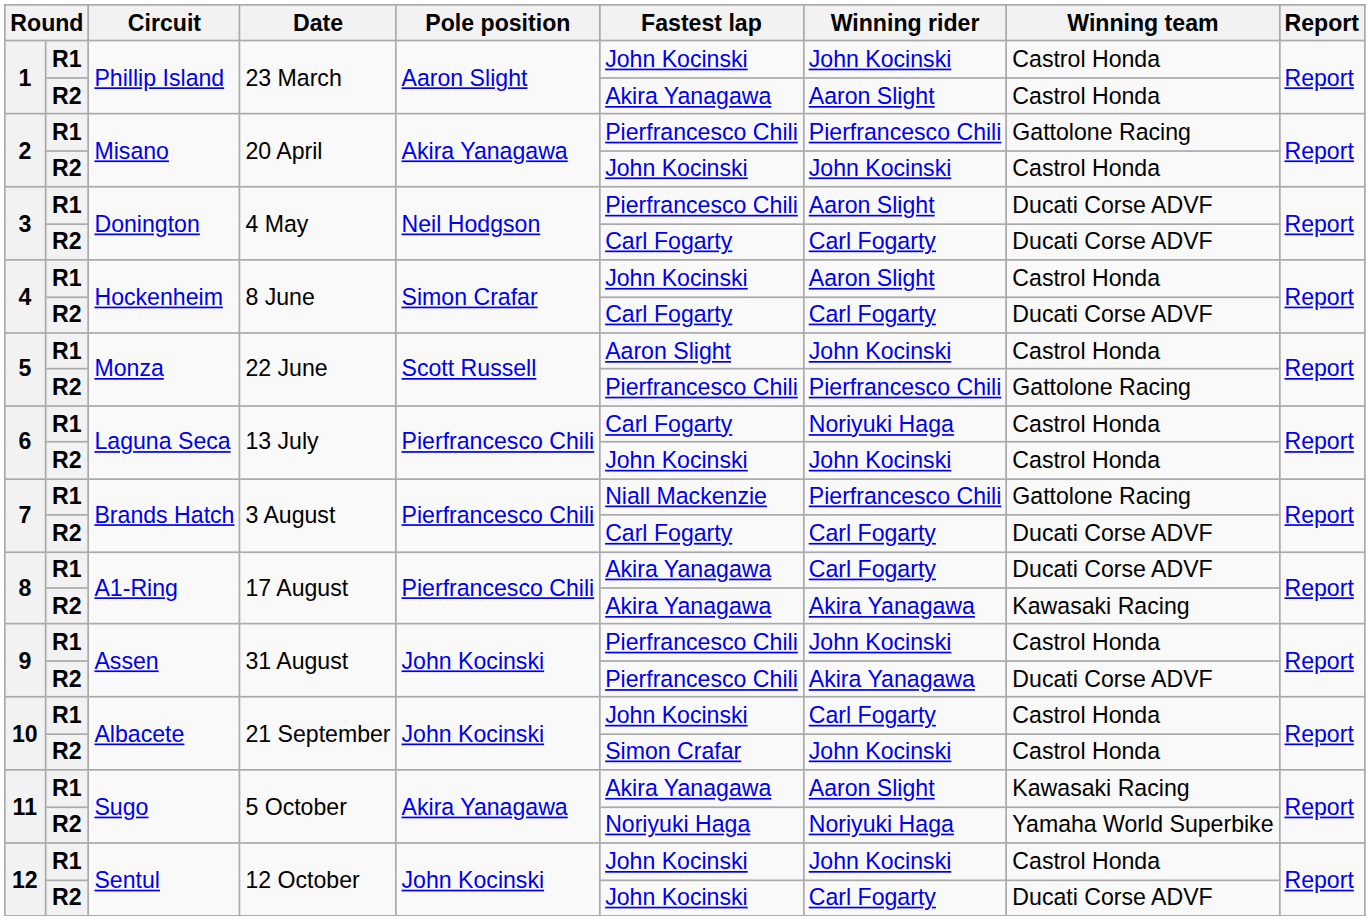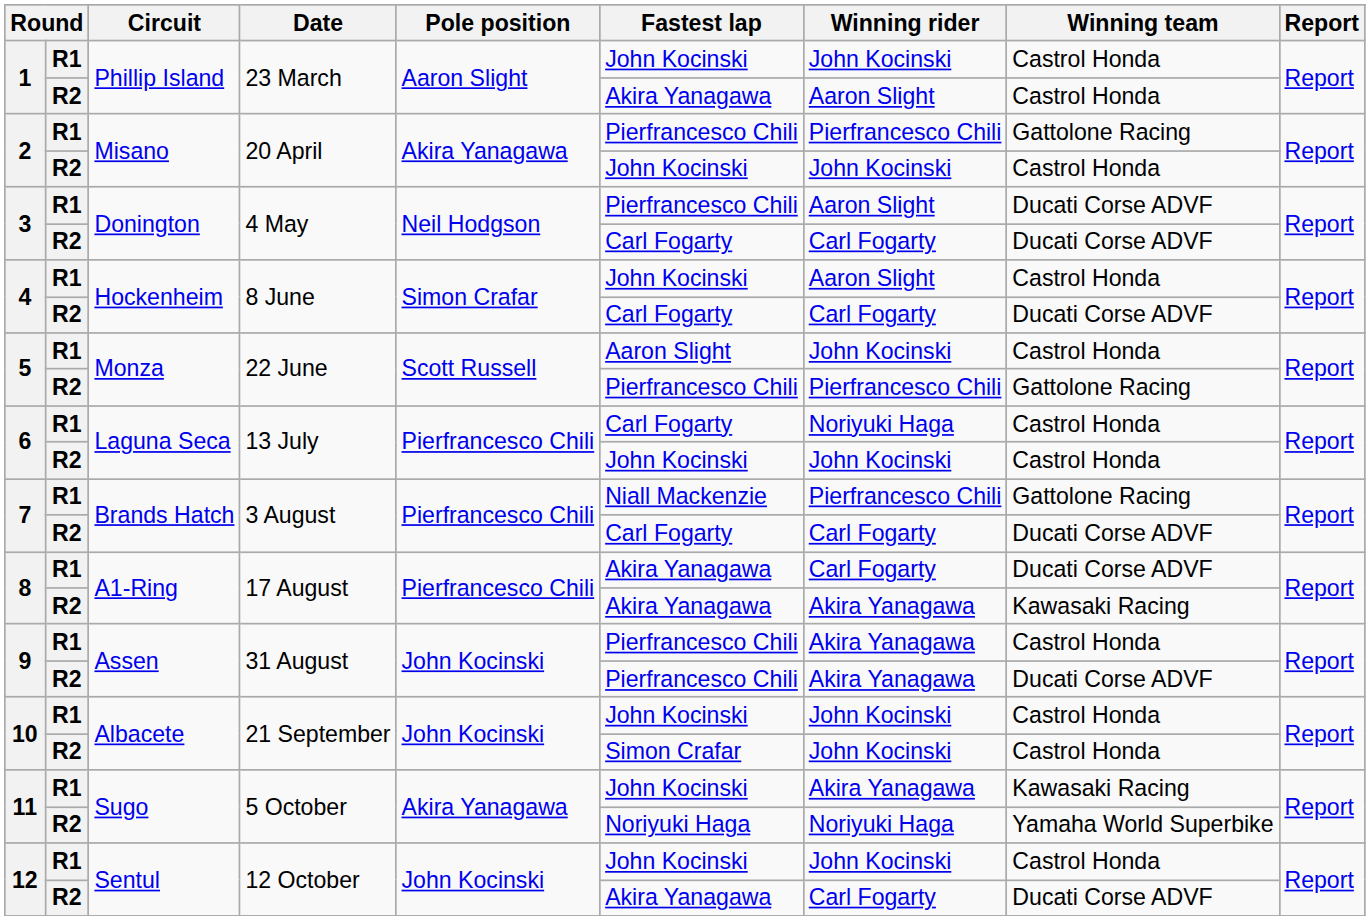(880, 642) John Kocinski -> (892, 642) Akira Yanagawa
(872, 715) Carl Fogarty -> (880, 715) John Kocinski
(688, 788) Akira Yanagawa -> (676, 788) John Kocinski
(872, 788) Aaron Slight -> (892, 788) Akira Yanagawa
(676, 897) John Kocinski -> (688, 897) Akira Yanagawa
